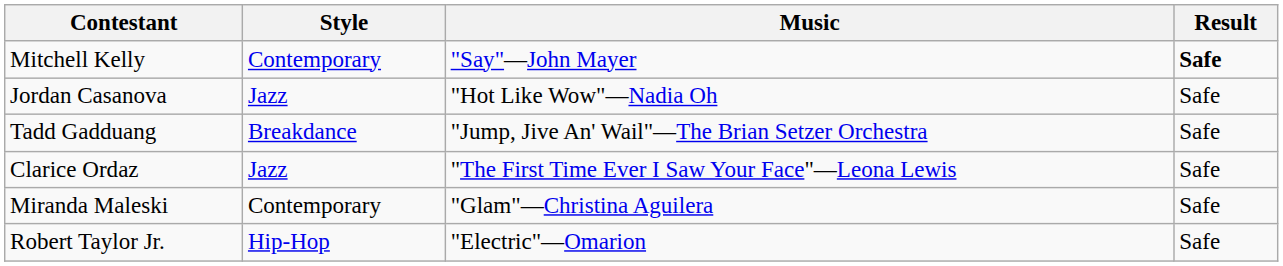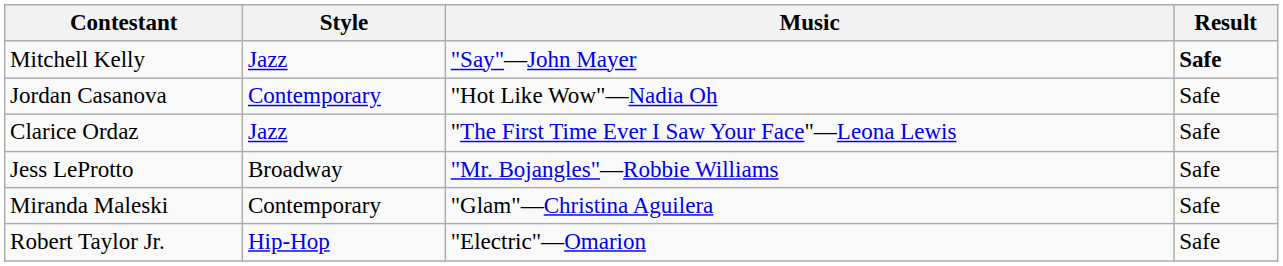(314, 59) Contemporary -> (268, 59) Jazz
(268, 95) Jazz -> (314, 95) Contemporary
- row: (83, 132)
+ row: (72, 168)
